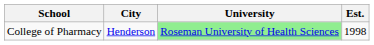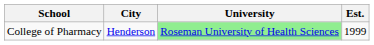(355, 31) 1998 -> (355, 31) 1999
